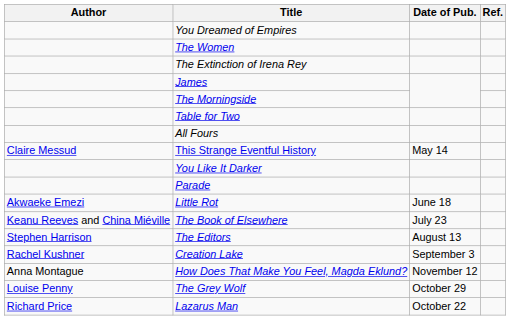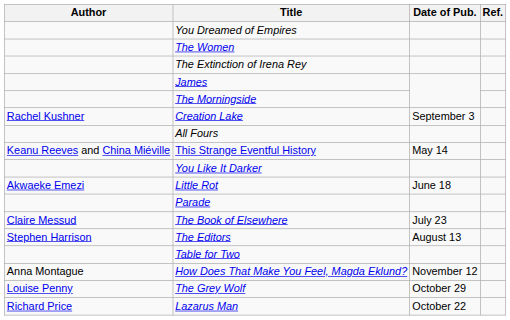rows swapped: (208, 116) <-> (209, 254)
(42, 151) Claire Messud -> (89, 151) Keanu Reeves and China Miéville
rows swapped: (193, 185) <-> (197, 202)
(89, 220) Keanu Reeves and China Miéville -> (42, 220) Claire Messud
